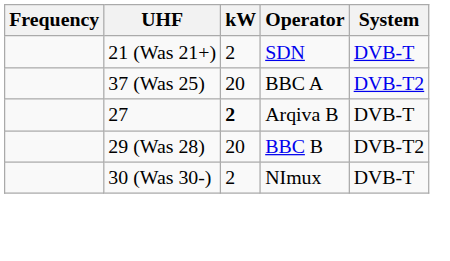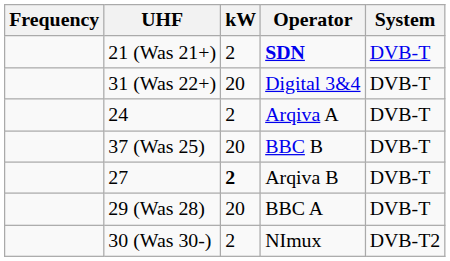(285, 51) normal -> (285, 51) bold
+ row: (162, 83)
+ row: (118, 114)
(294, 83) BBC A -> (294, 146) BBC B
(389, 83) DVB-T2 -> (400, 146) DVB-T
(294, 146) BBC B -> (294, 209) BBC A
(389, 146) DVB-T2 -> (400, 209) DVB-T
(384, 177) DVB-T -> (405, 240) DVB-T2
